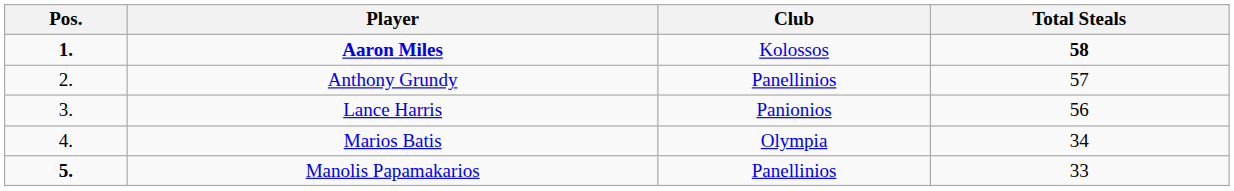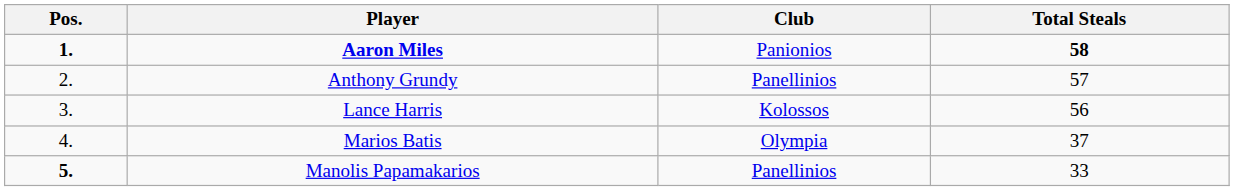(794, 49) Kolossos -> (794, 49) Panionios
(794, 110) Panionios -> (794, 110) Kolossos
(1079, 140) 34 -> (1079, 140) 37
